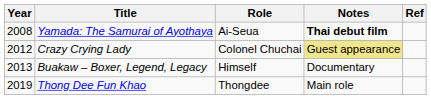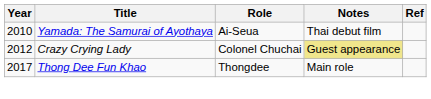(20, 31) 2008 -> (20, 31) 2010
(347, 31) bold -> (344, 31) normal
- row: (122, 67)
(20, 85) 2019 -> (20, 67) 2017
